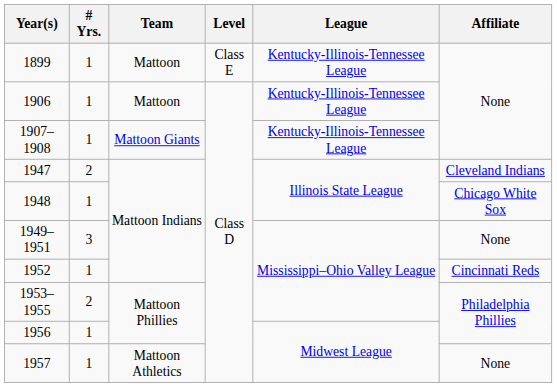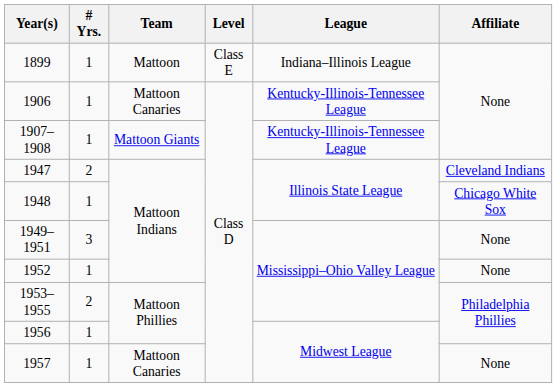(346, 62) Kentucky-Illinois-Tennessee League -> (346, 62) Indiana–Illinois League
(157, 101) Mattoon -> (157, 101) Mattoon Canaries
(495, 271) Cincinnati Reds -> (495, 271) None
(157, 363) Mattoon Athletics -> (157, 363) Mattoon Canaries
